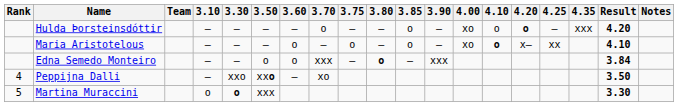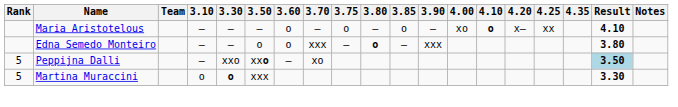- row: (99, 29)
(618, 61) 3.84 -> (612, 45) 3.80
(19, 77) 4 -> (19, 61) 5
(618, 77) no background -> (612, 61) lightblue background
